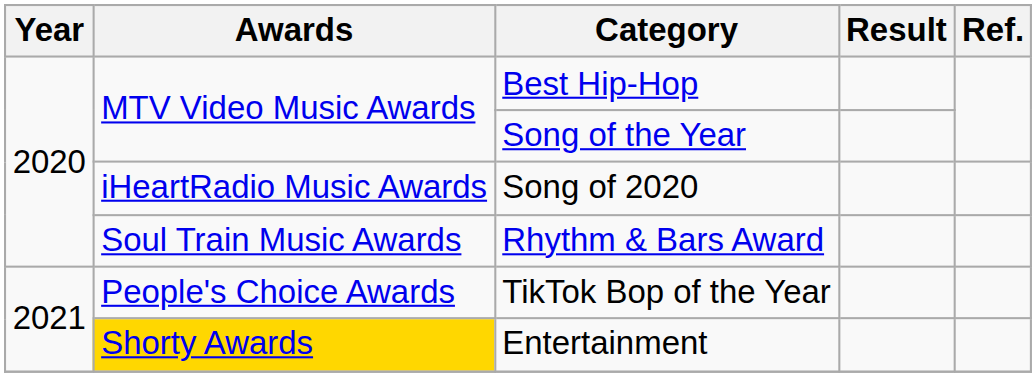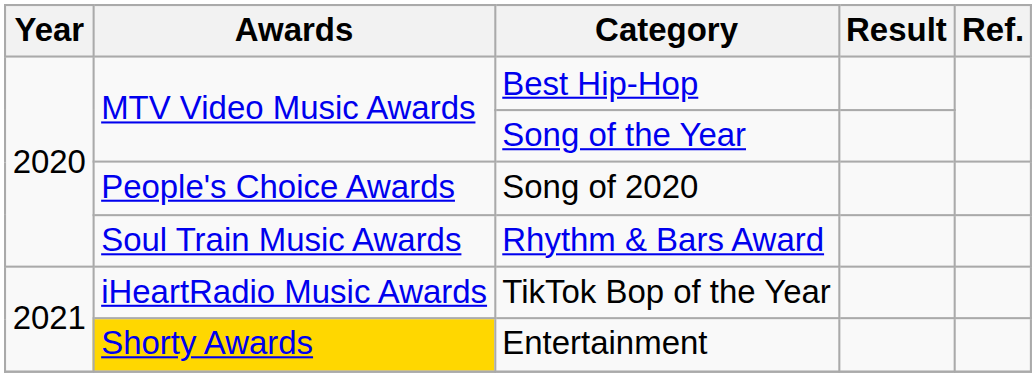(294, 187) iHeartRadio Music Awards -> (278, 187) People's Choice Awards
(278, 291) People's Choice Awards -> (294, 291) iHeartRadio Music Awards
